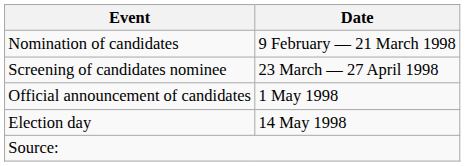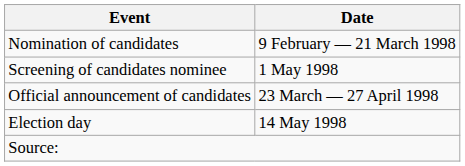(349, 69) 23 March — 27 April 1998 -> (298, 69) 1 May 1998
(298, 95) 1 May 1998 -> (349, 95) 23 March — 27 April 1998
